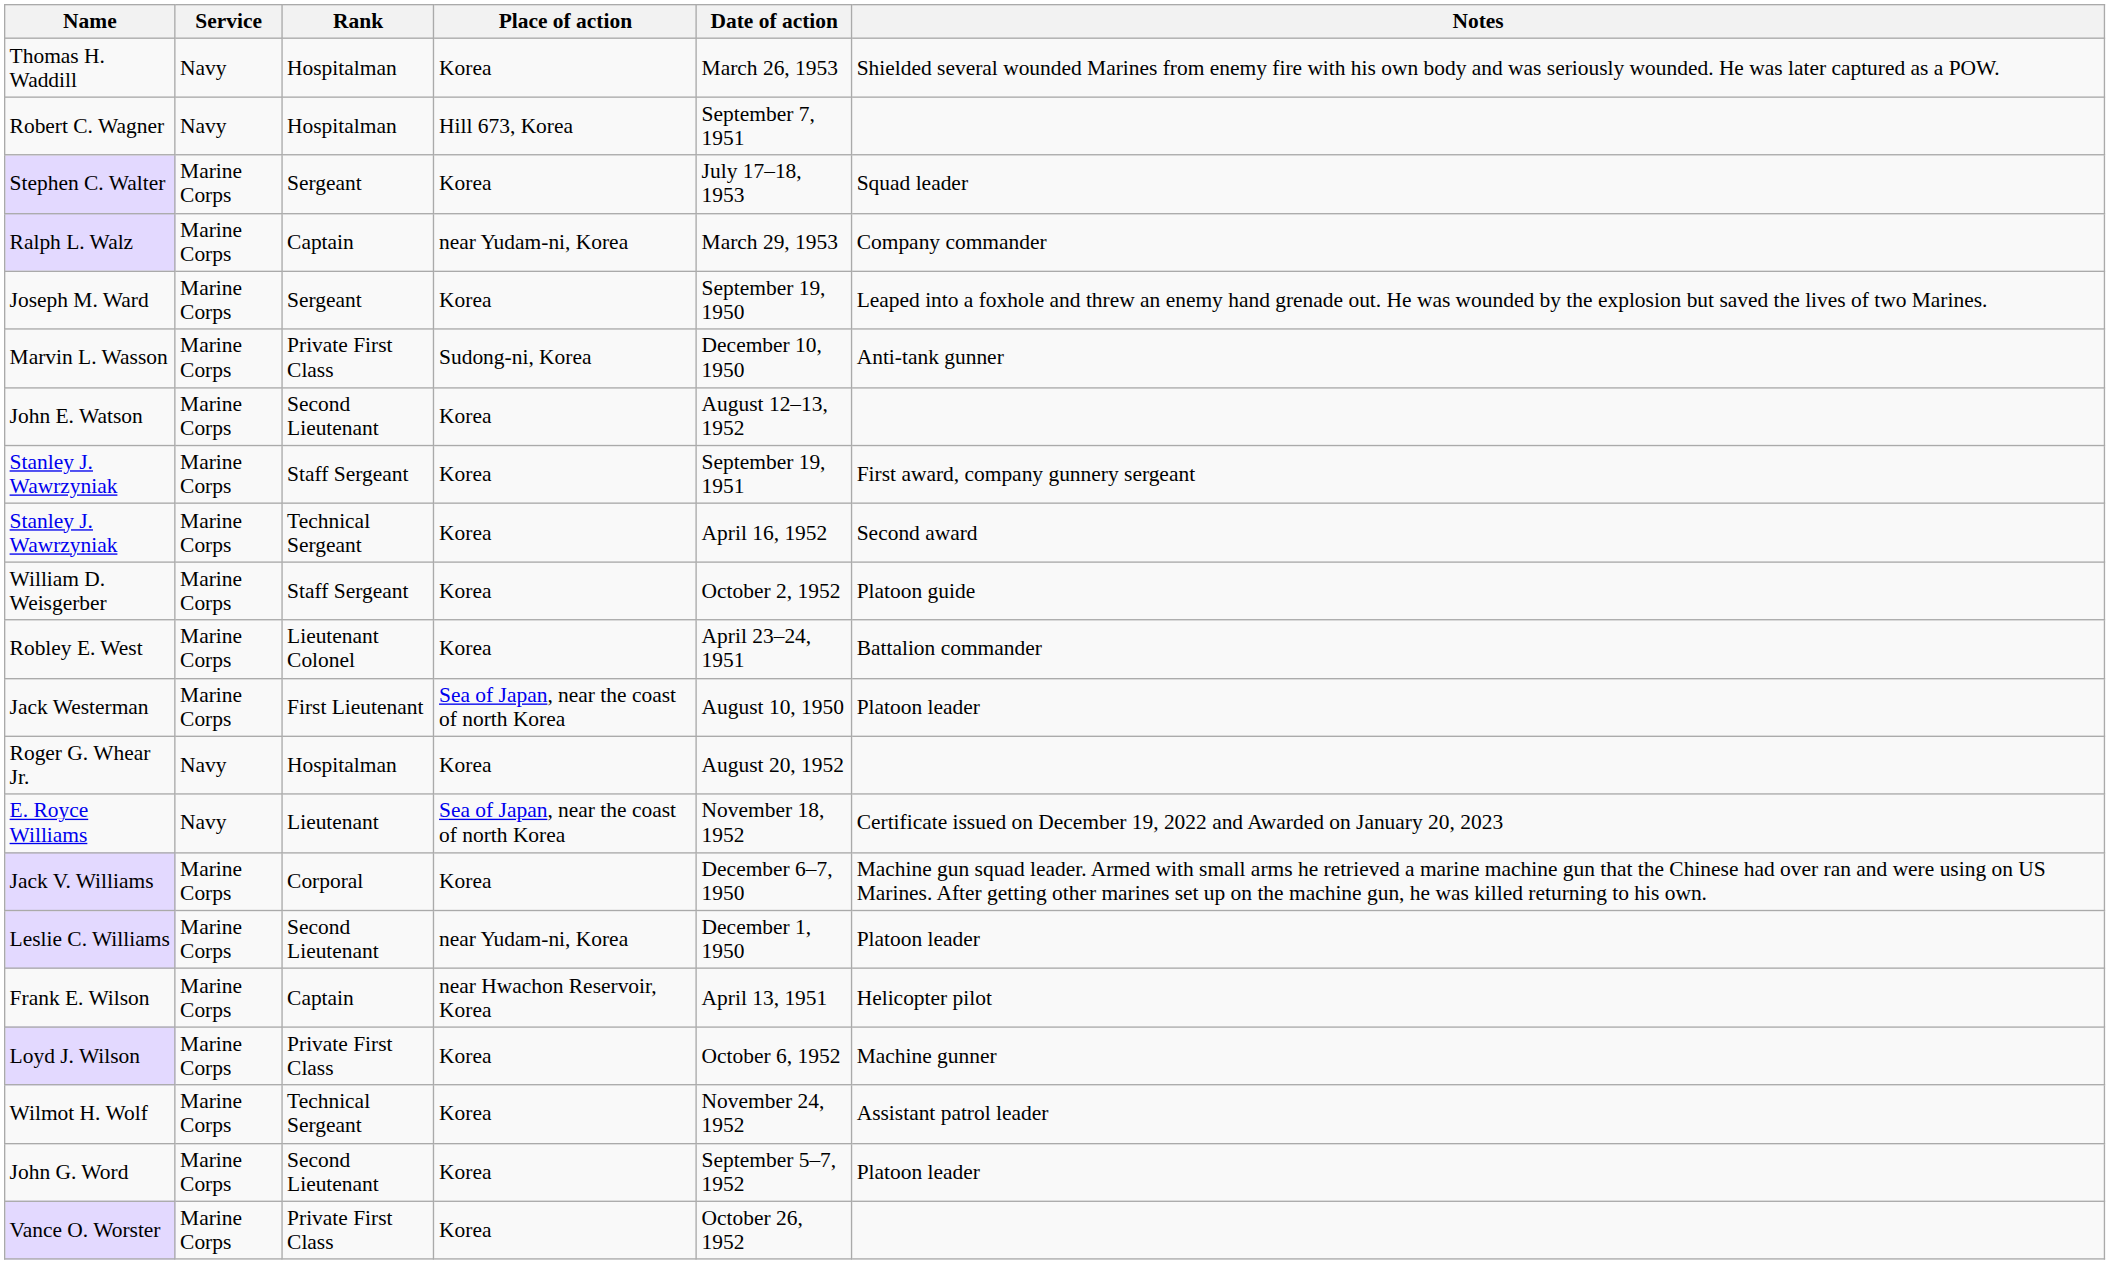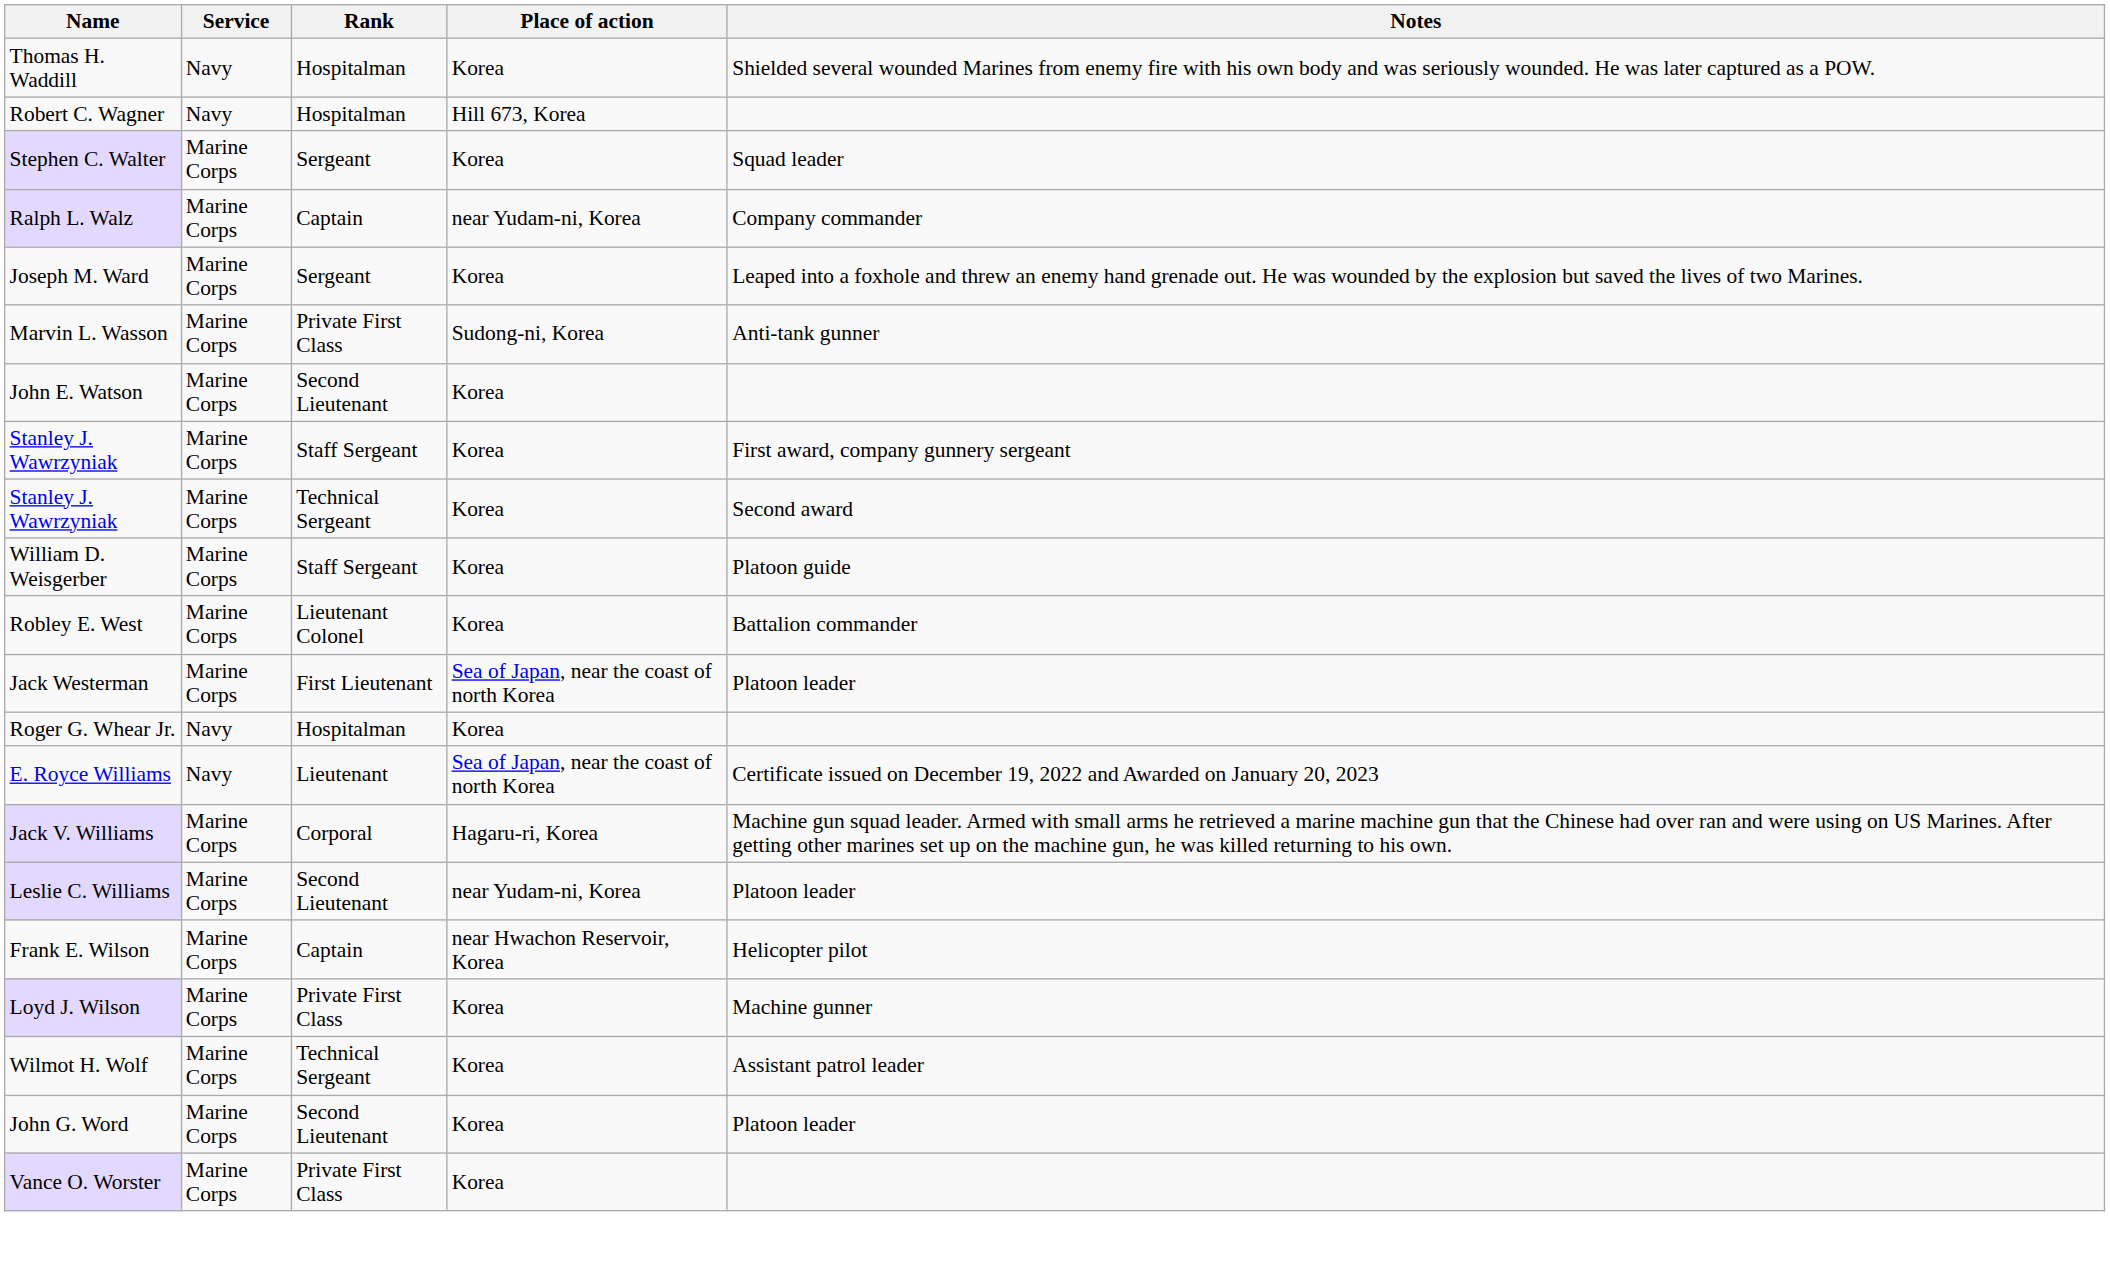- column: (774, 21)
(465, 881) Korea -> (525, 833) Hagaru-ri, Korea
